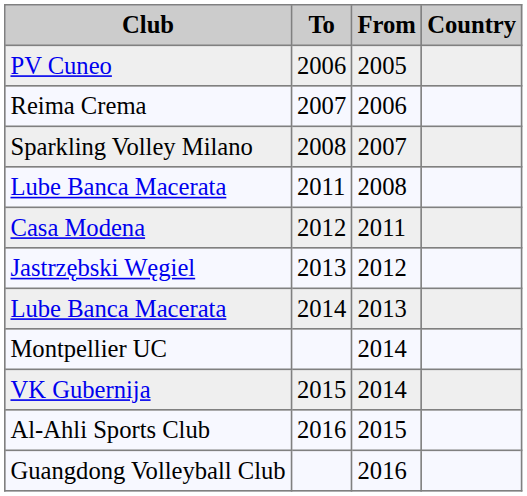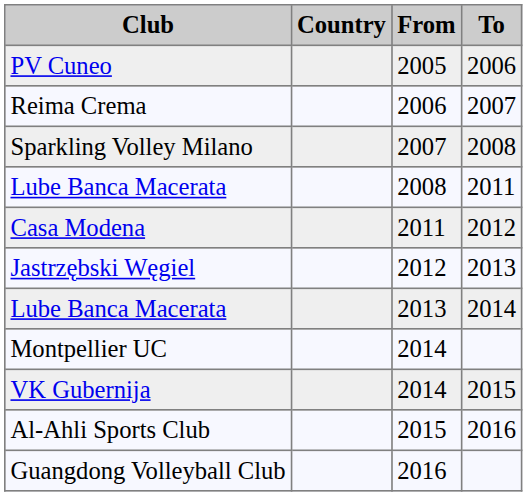columns swapped: (472, 24) <-> (322, 24)
